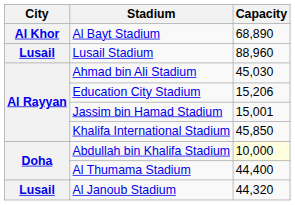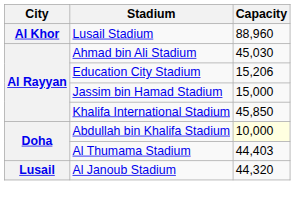- row: (116, 33)
(37, 53) Lusail -> (37, 33) Al Khor
(255, 111) 15,001 -> (255, 92) 15,000
(255, 170) 44,400 -> (255, 151) 44,403
